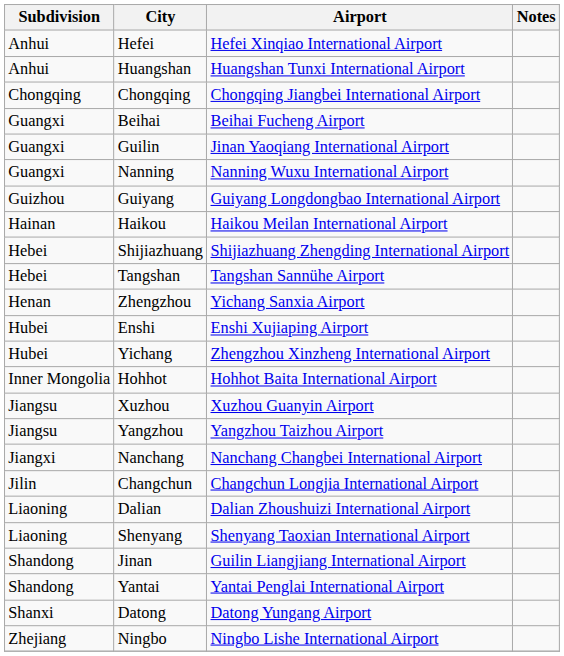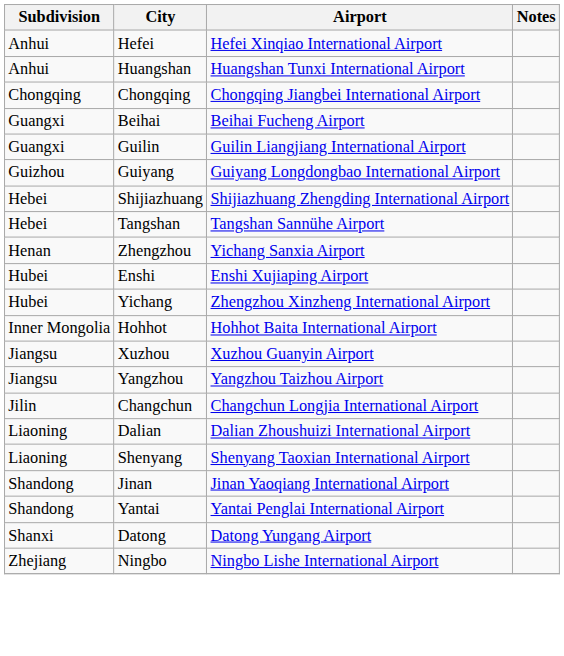(330, 146) Jinan Yaoqiang International Airport -> (338, 146) Guilin Liangjiang International Airport
- row: (146, 172)
- row: (142, 224)
- row: (151, 457)
(338, 560) Guilin Liangjiang International Airport -> (330, 483) Jinan Yaoqiang International Airport
